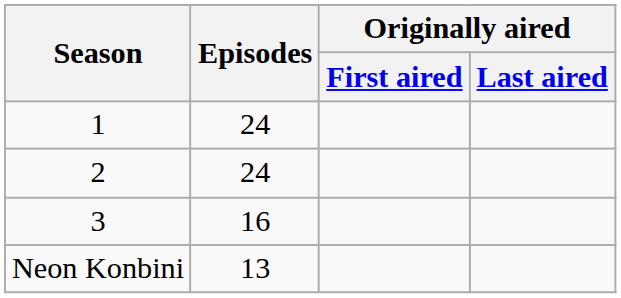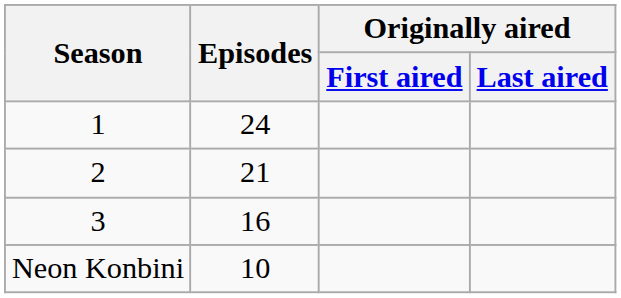(255, 172) 24 -> (255, 172) 21
(255, 268) 13 -> (255, 268) 10
